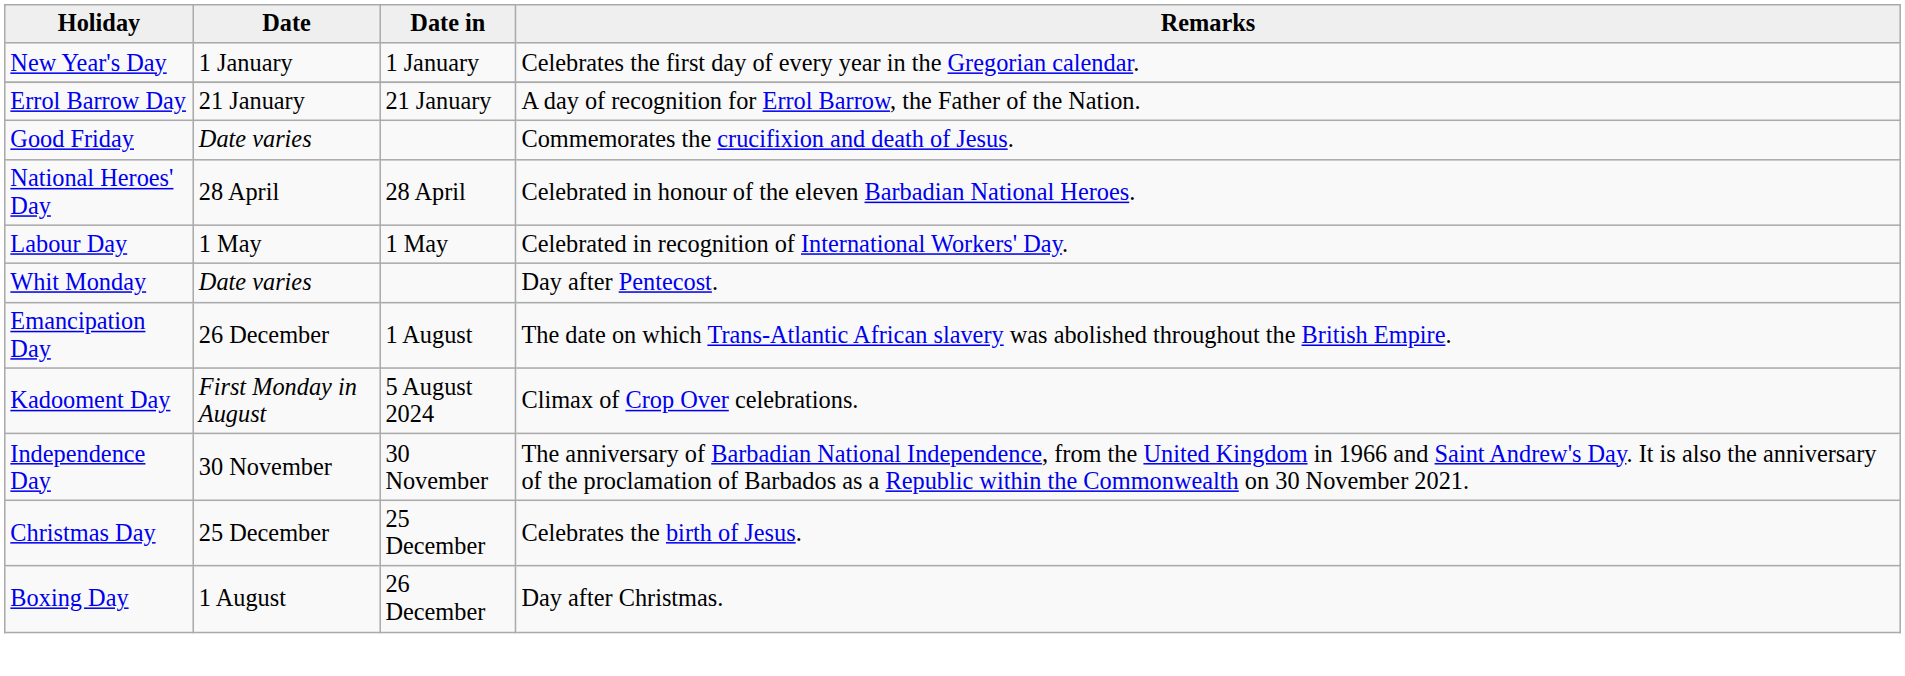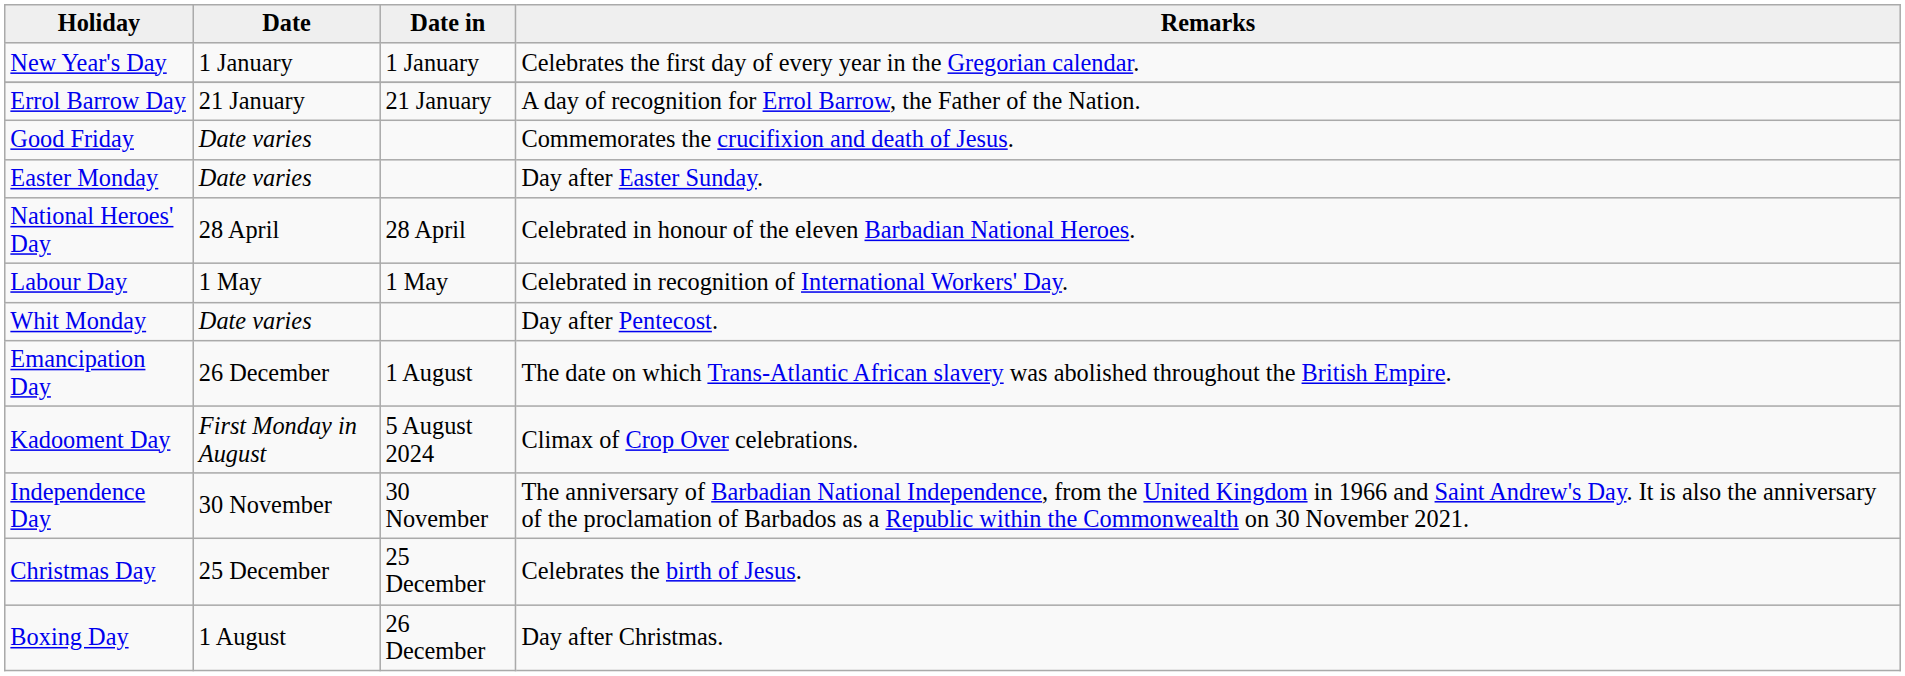+ row: (84, 178)
